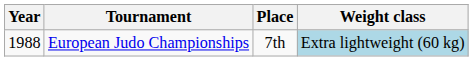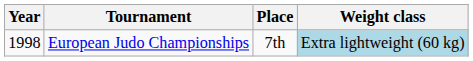(24, 42) 1988 -> (24, 42) 1998
